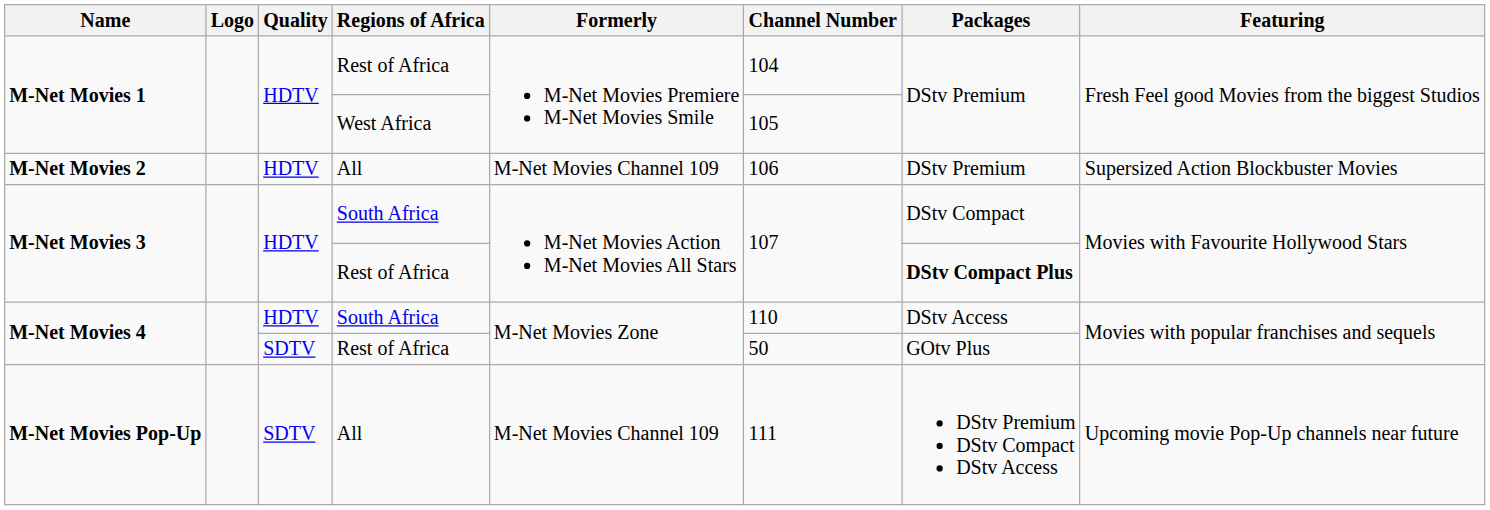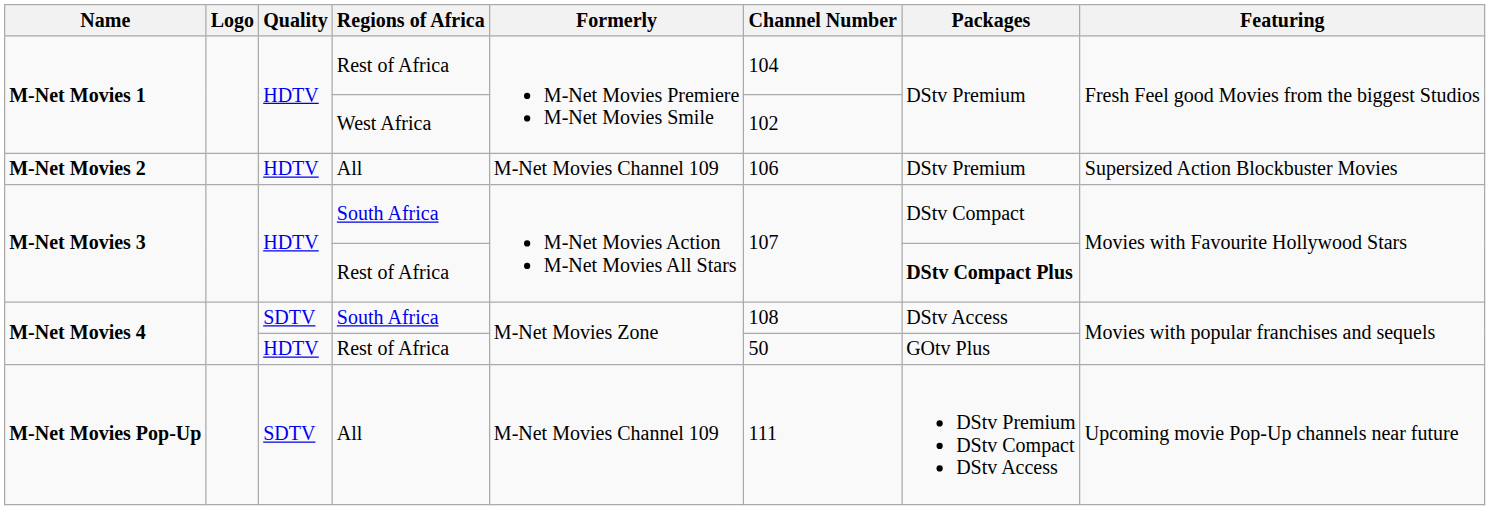(764, 123) 105 -> (764, 123) 102
(291, 317) HDTV -> (289, 317) SDTV
(763, 317) 110 -> (764, 317) 108
(289, 348) SDTV -> (291, 348) HDTV
